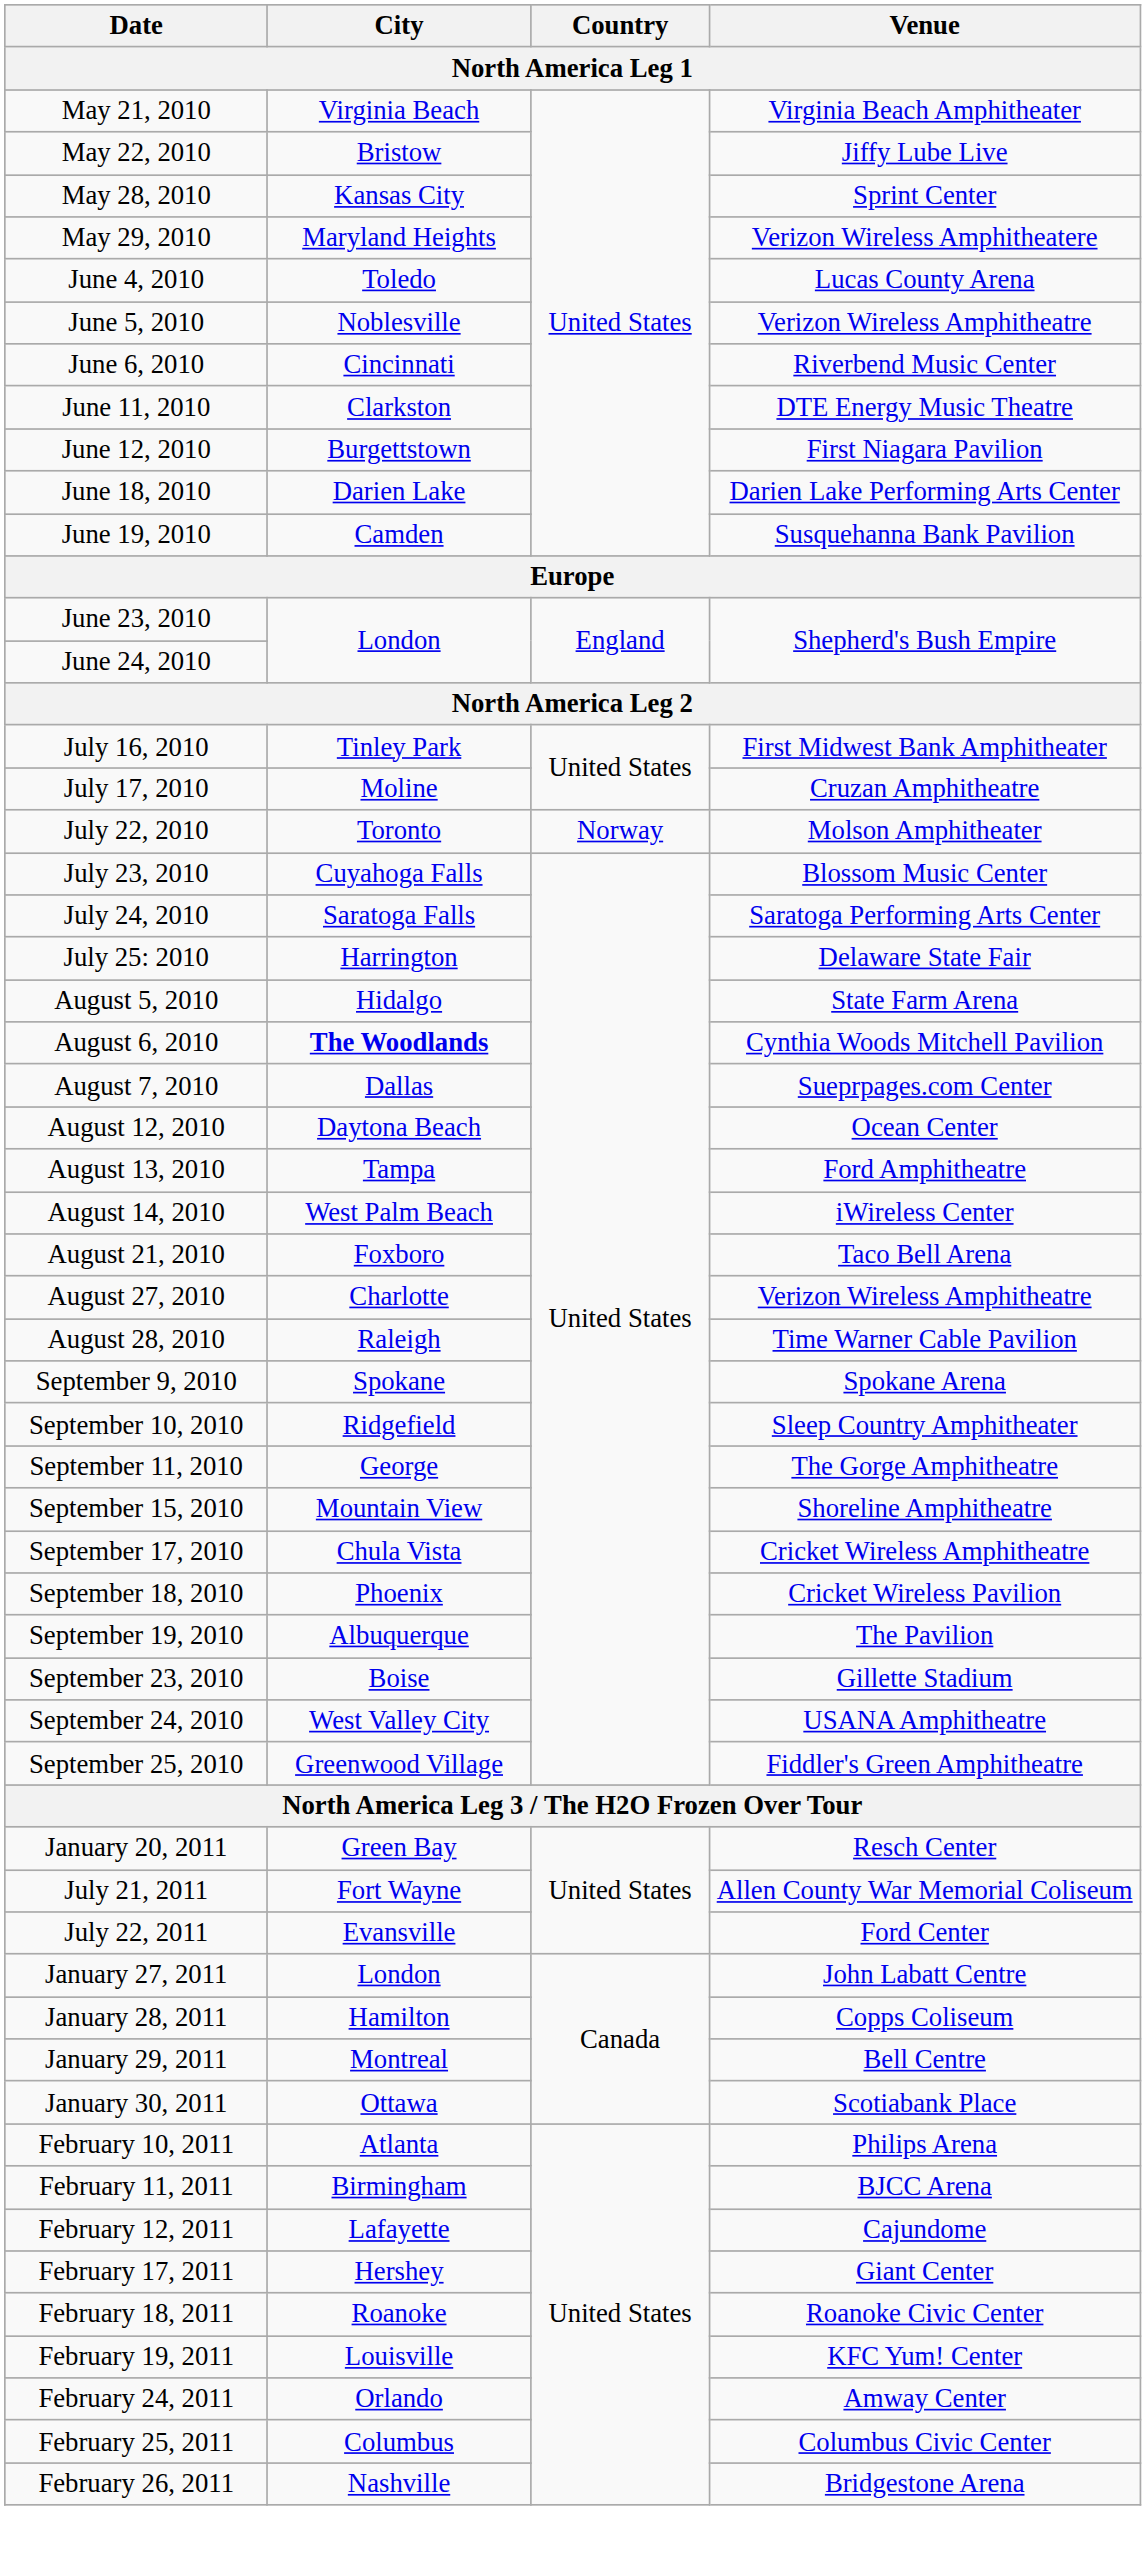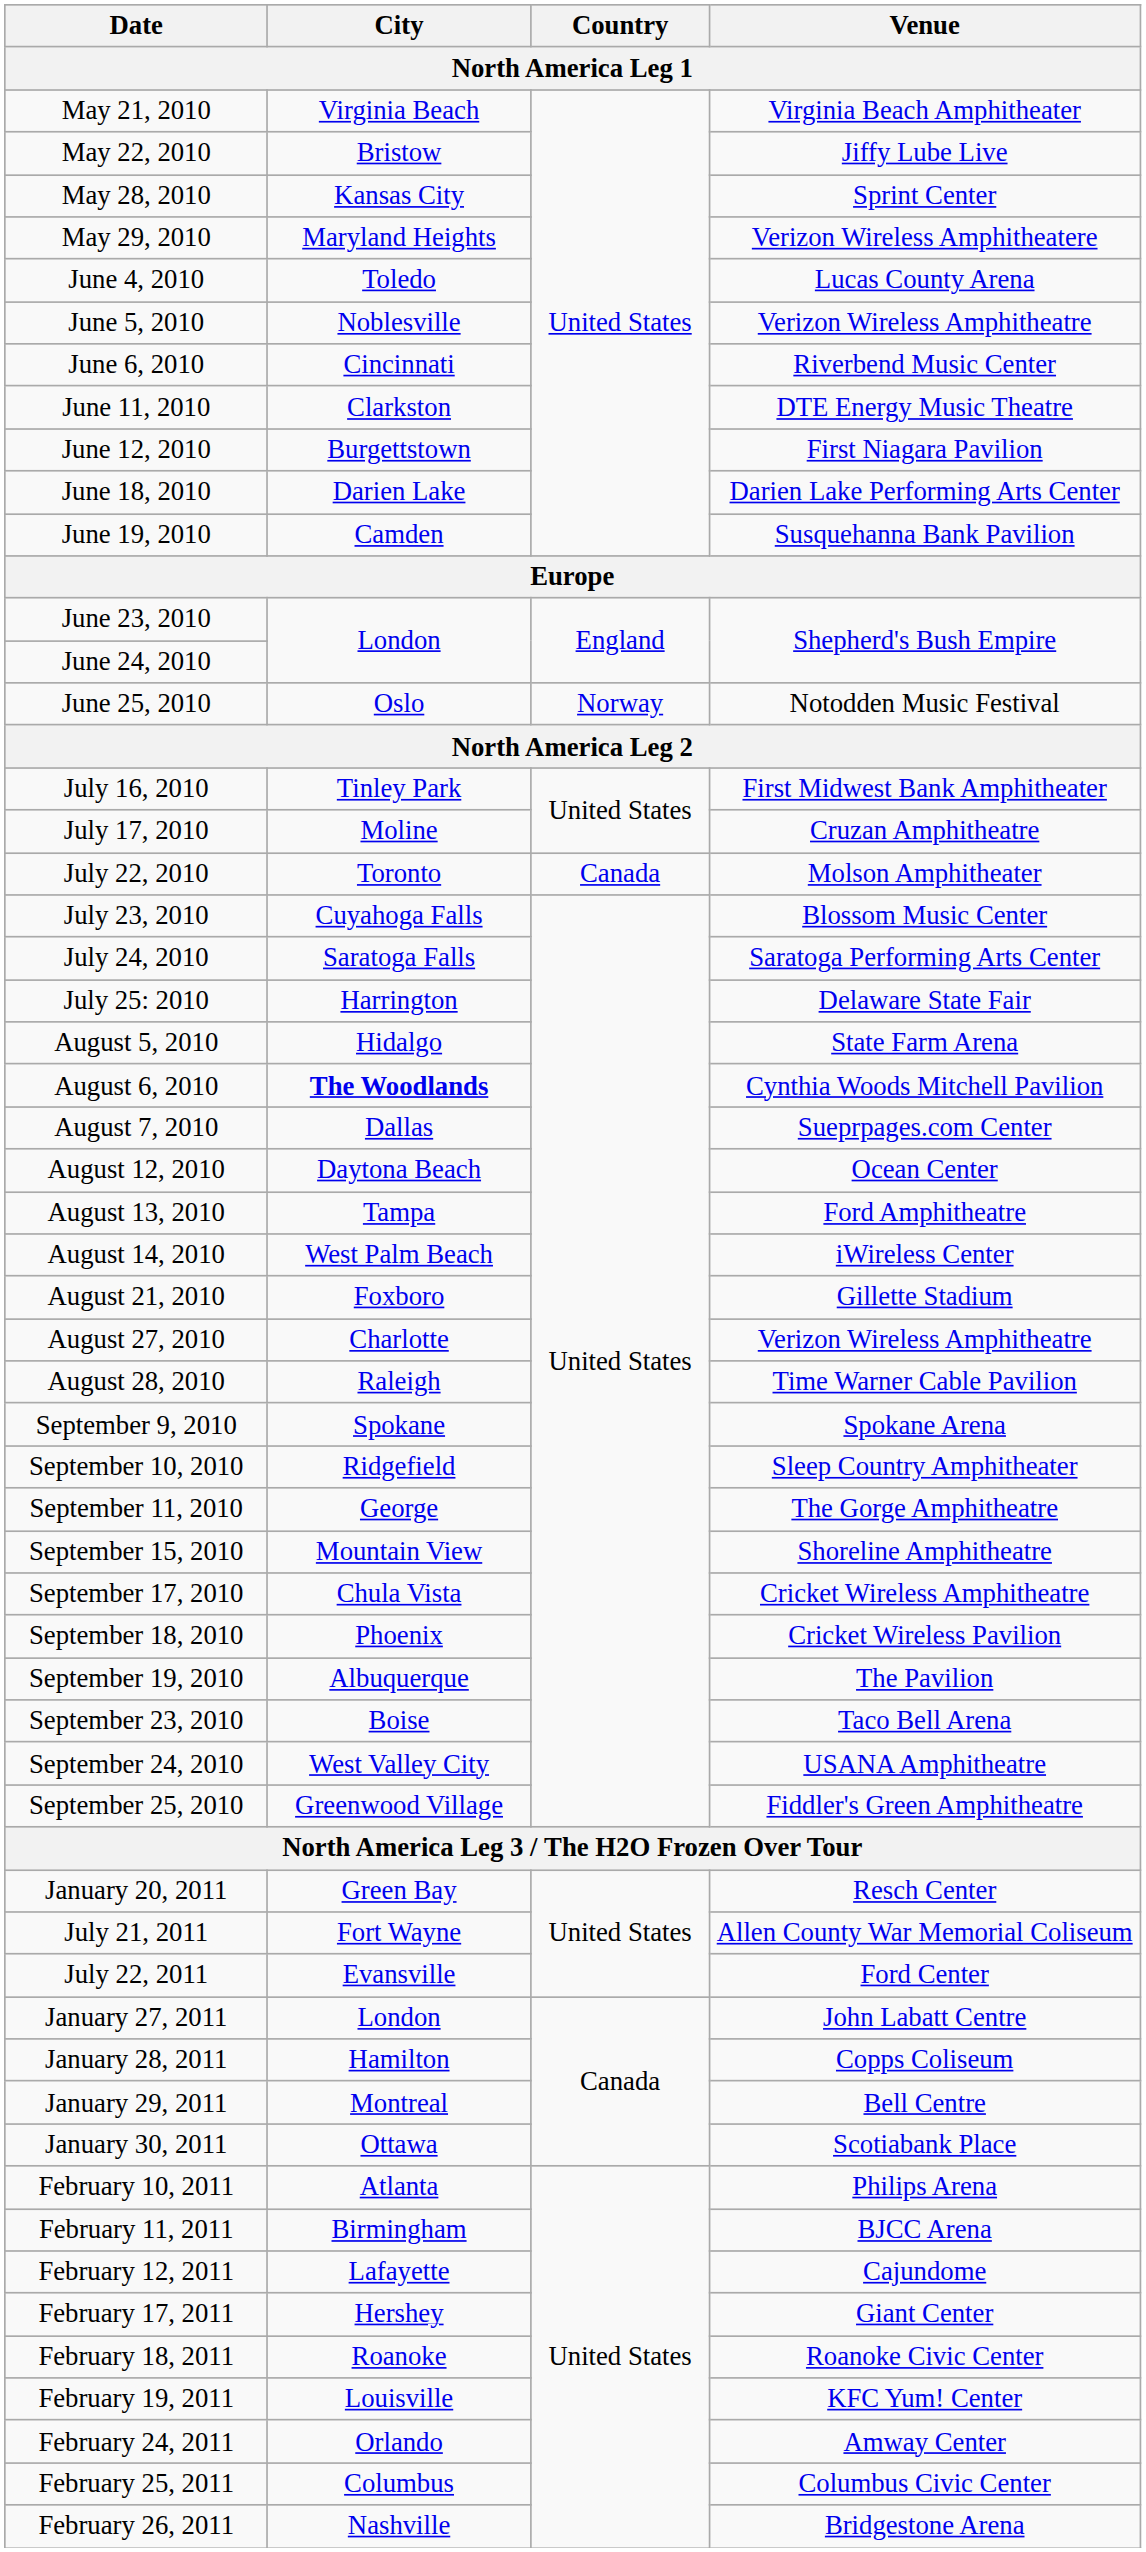+ row: (136, 703)
(620, 830) Norway -> (620, 873) Canada
(925, 1254) Taco Bell Arena -> (925, 1296) Gillette Stadium
(925, 1678) Gillette Stadium -> (925, 1720) Taco Bell Arena
